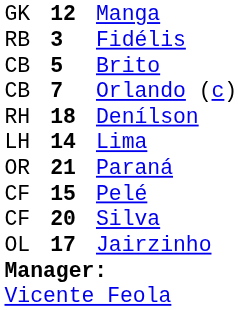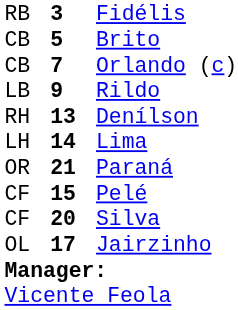- row: (128, 15)
+ row: (128, 92)
(63, 117) 18 -> (63, 117) 13
